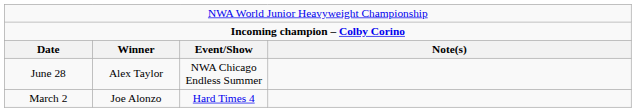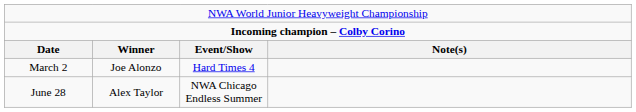rows swapped: (48, 98) <-> (48, 73)
